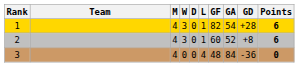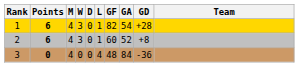columns swapped: (100, 12) <-> (276, 12)
